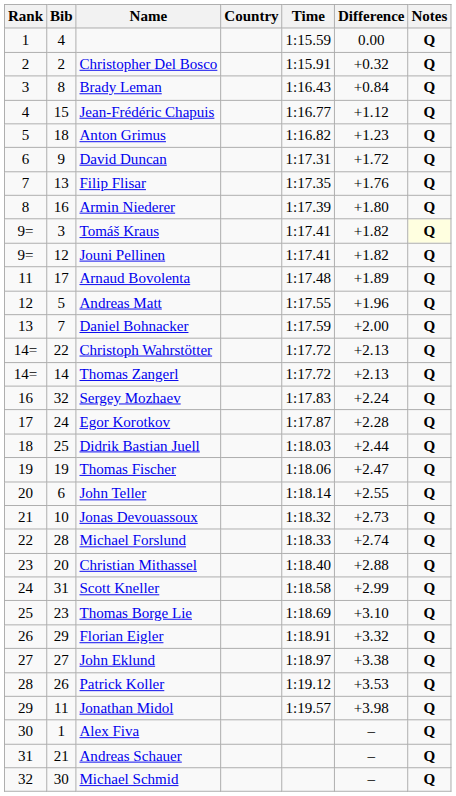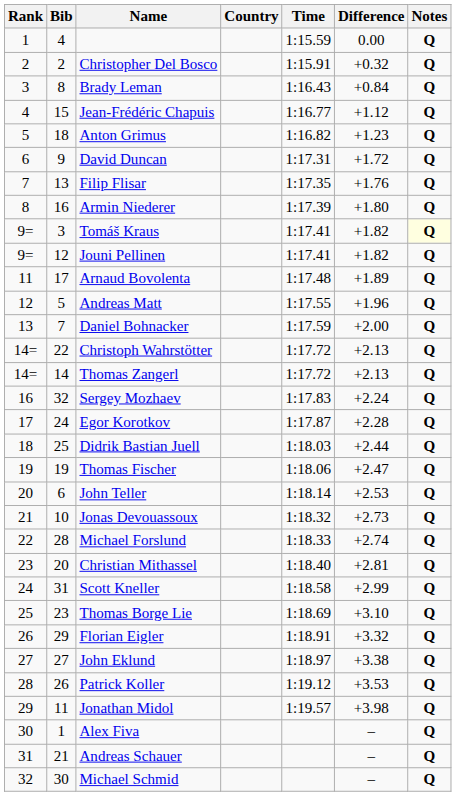(371, 493) +2.55 -> (371, 493) +2.53
(371, 565) +2.88 -> (371, 565) +2.81
